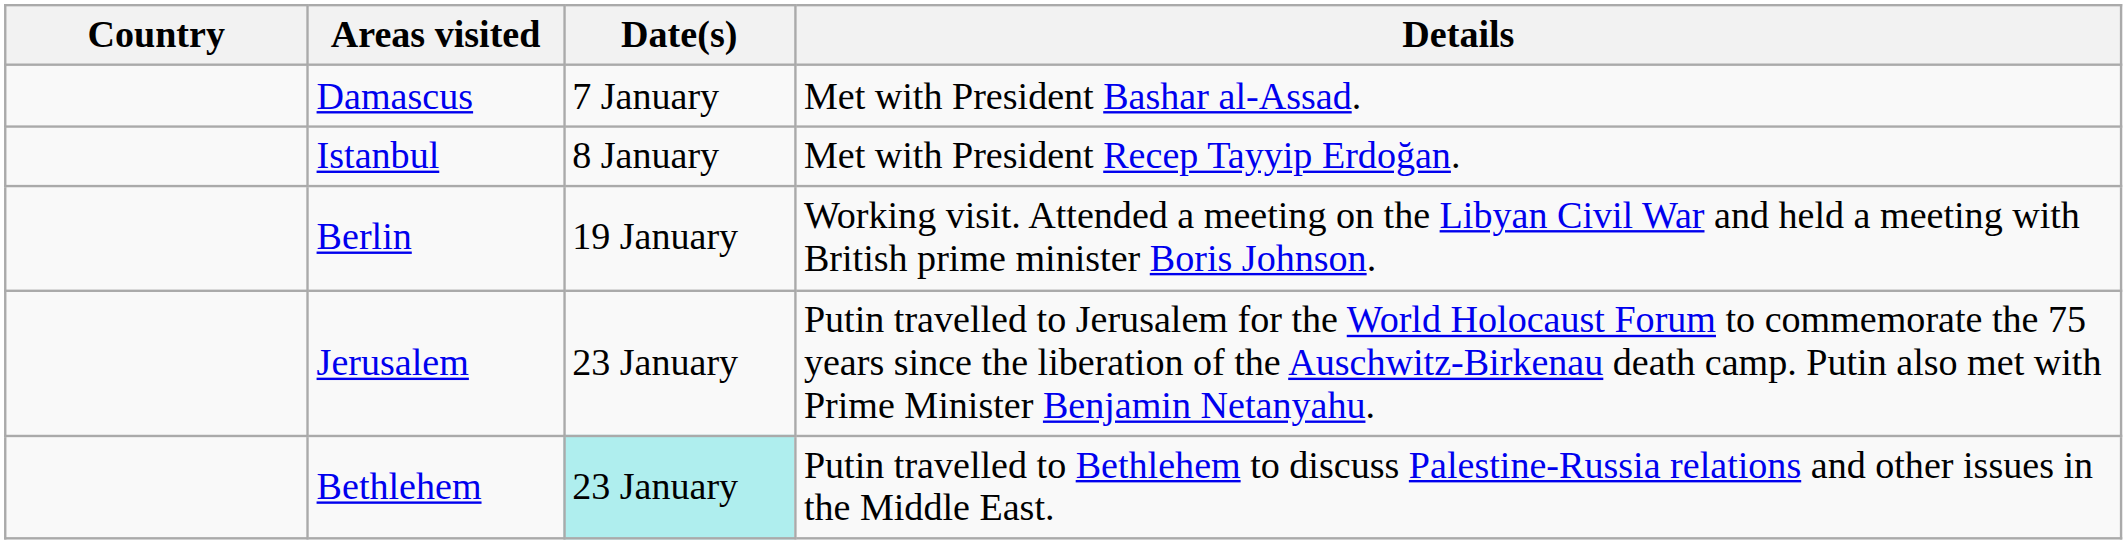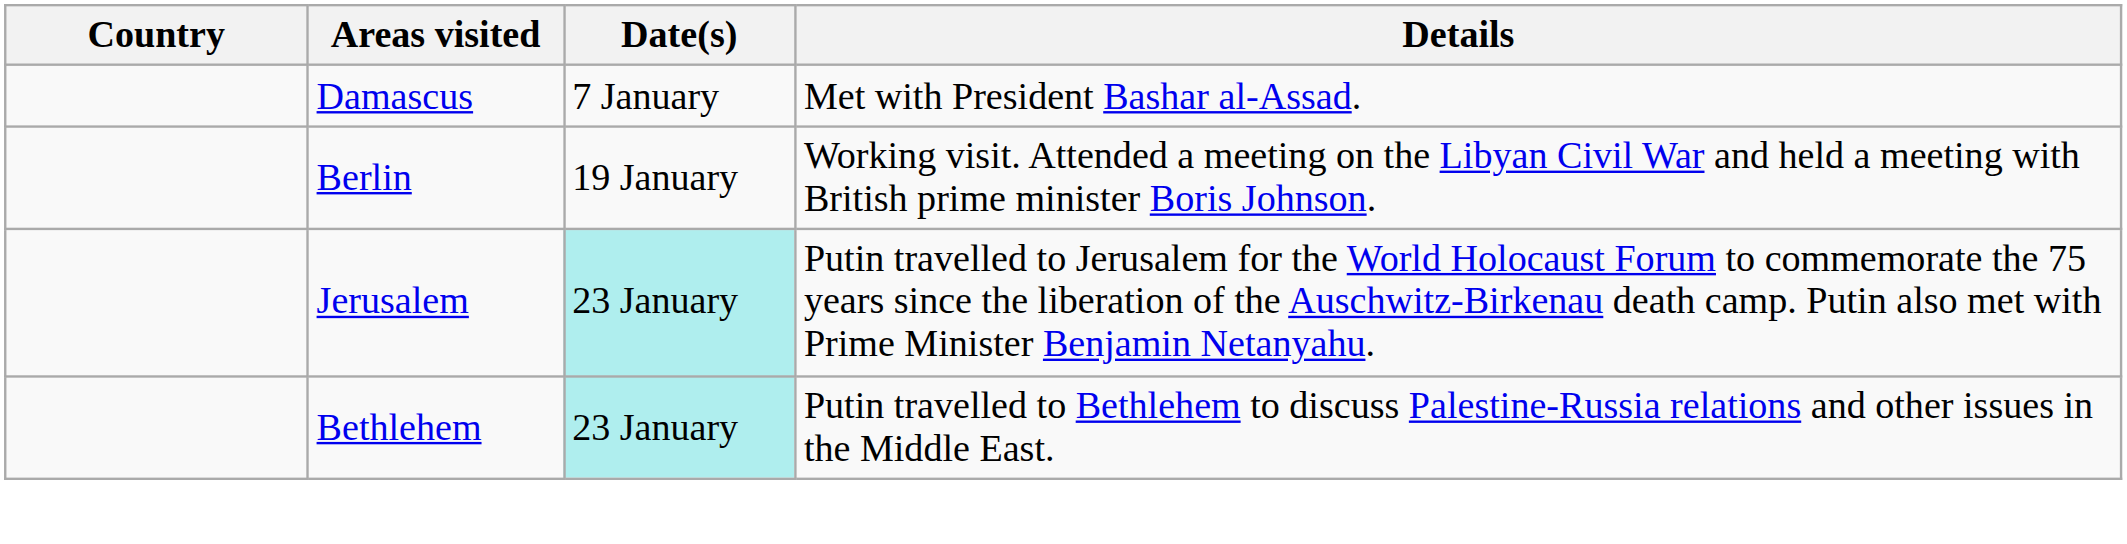- row: (378, 155)
(655, 361) no background -> (655, 301) paleturquoise background
